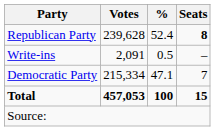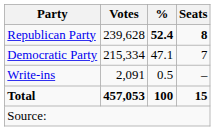(162, 34) normal -> (162, 34) bold
rows swapped: (52, 75) <-> (31, 55)
